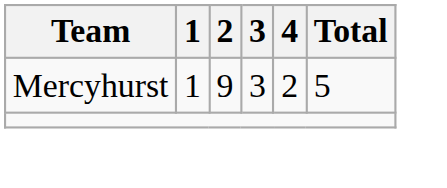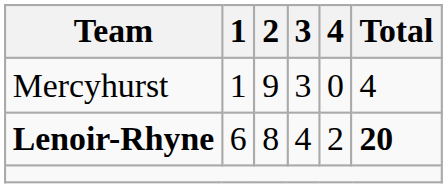(290, 84) 2 -> (335, 84) 0
(322, 84) 5 -> (368, 84) 4
+ row: (113, 138)
